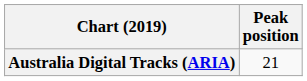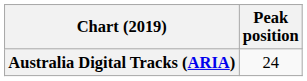(271, 62) 21 -> (271, 62) 24
